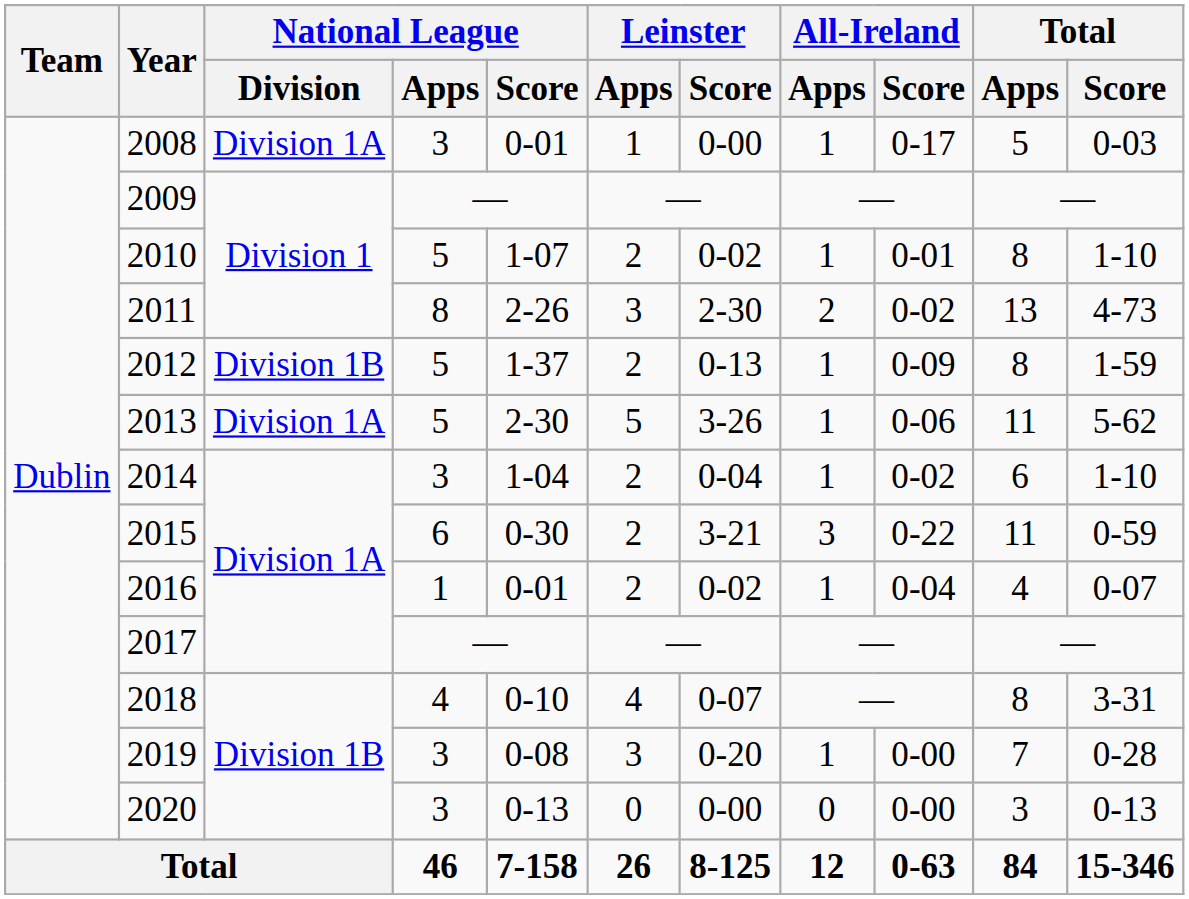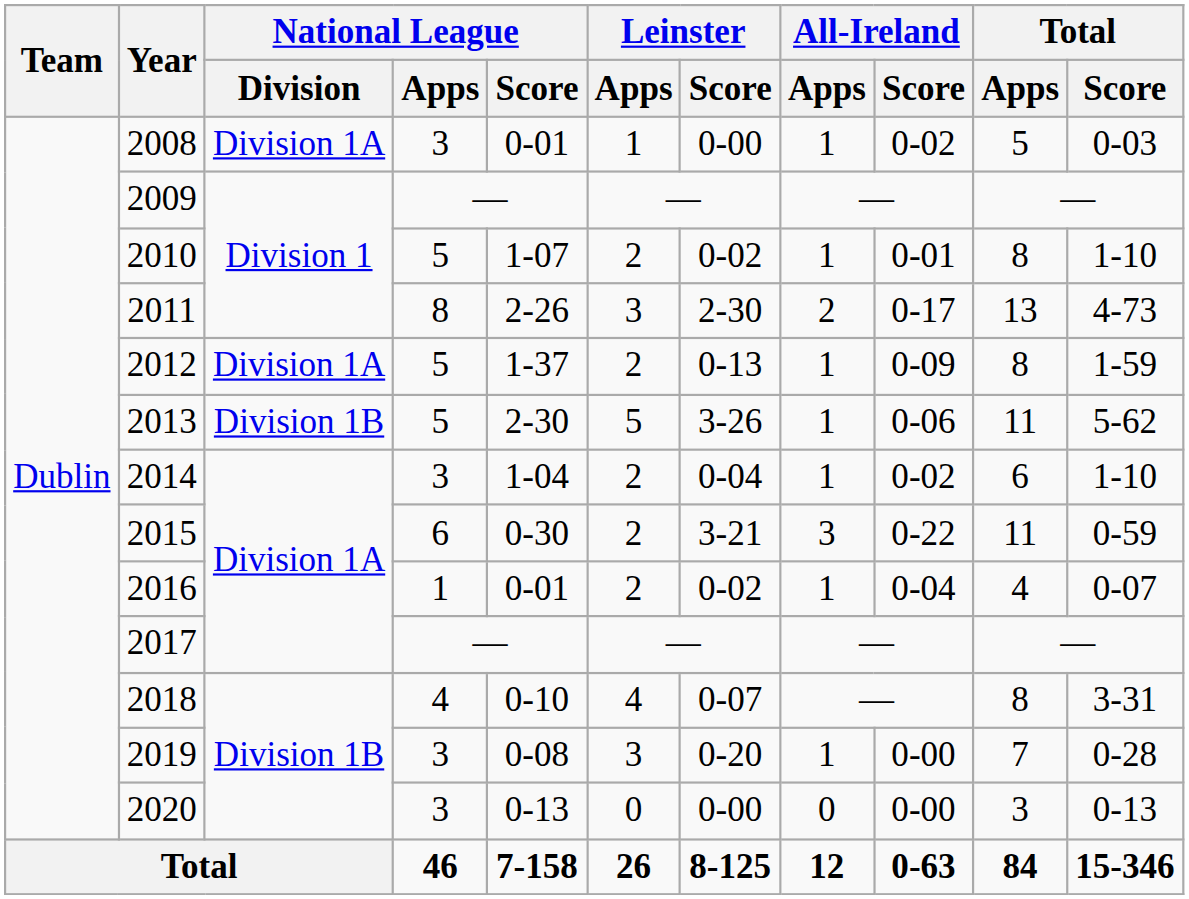(923, 143) 0-17 -> (923, 143) 0-02
(923, 310) 0-02 -> (923, 310) 0-17
(299, 365) Division 1B -> (299, 365) Division 1A
(299, 421) Division 1A -> (299, 421) Division 1B
